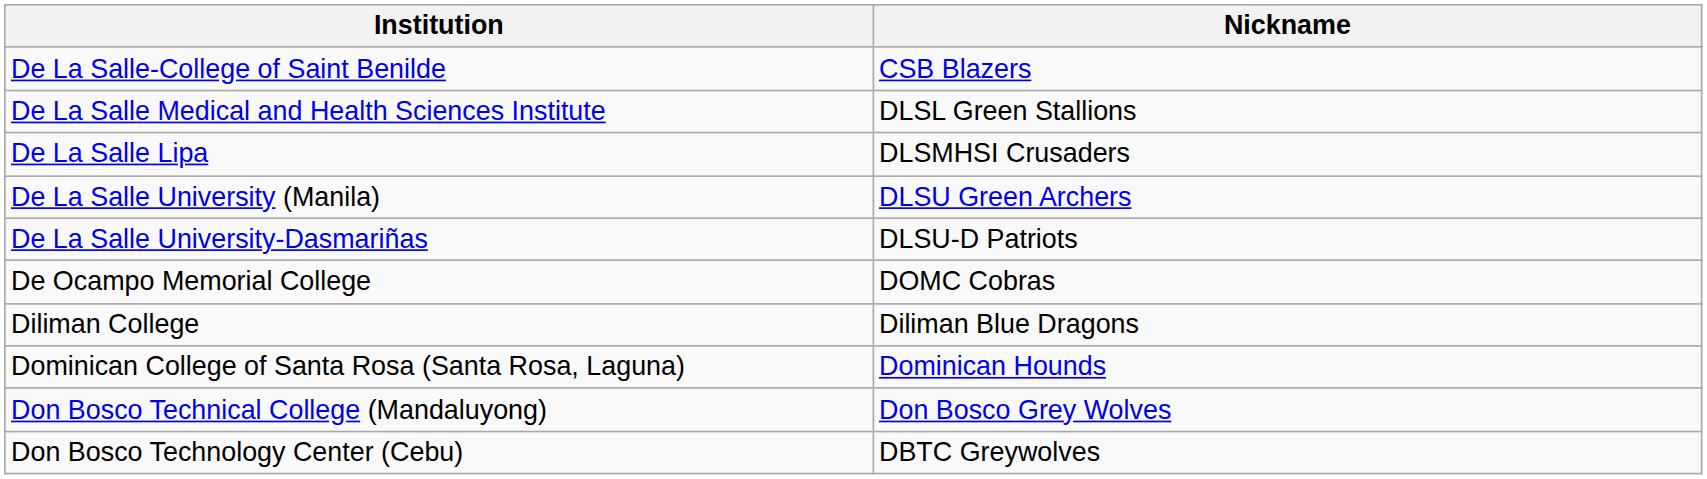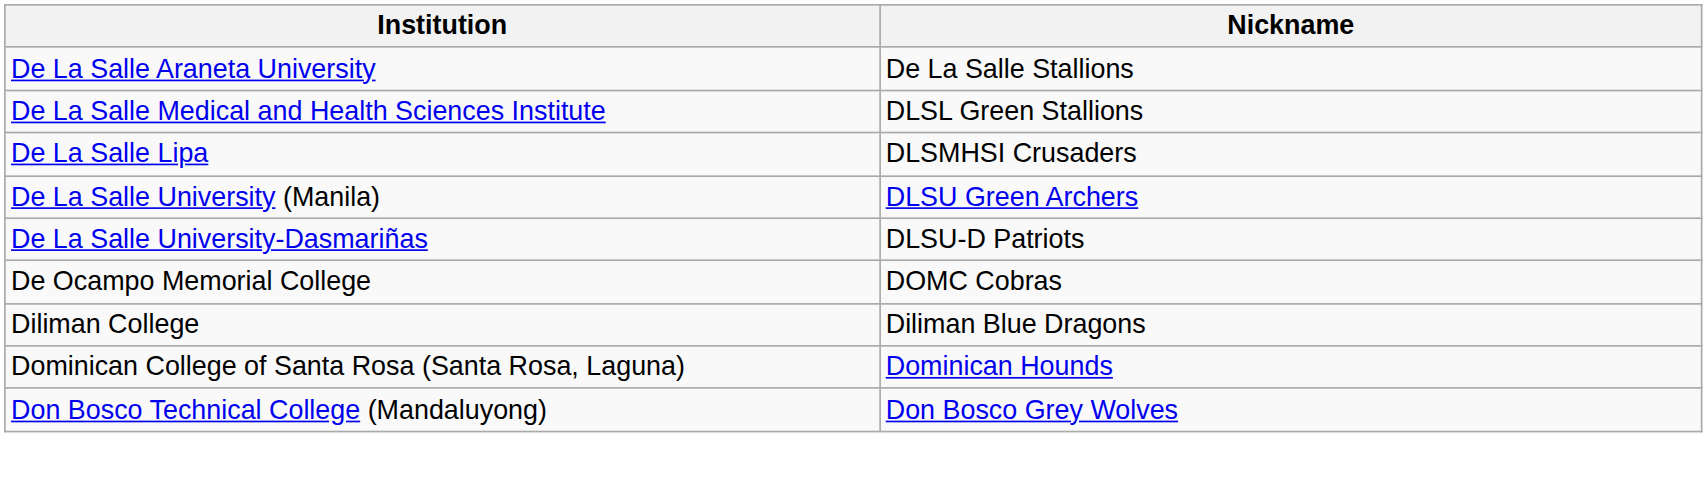+ row: (193, 68)
- row: (228, 68)
- row: (237, 452)
